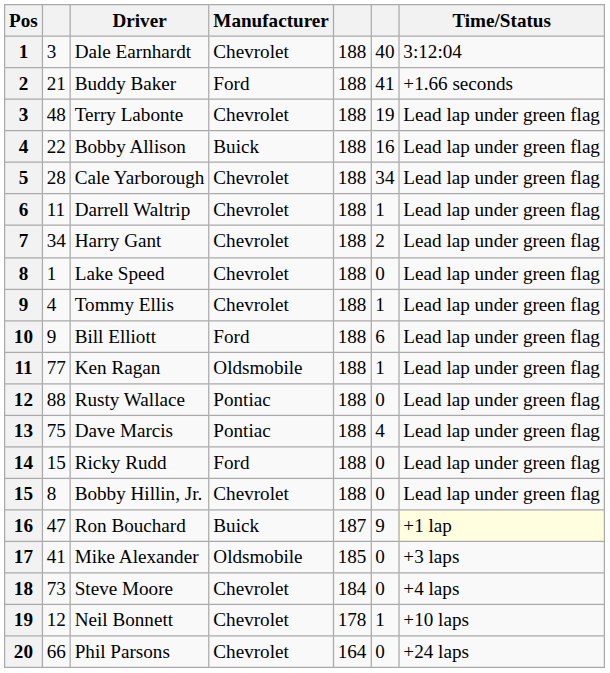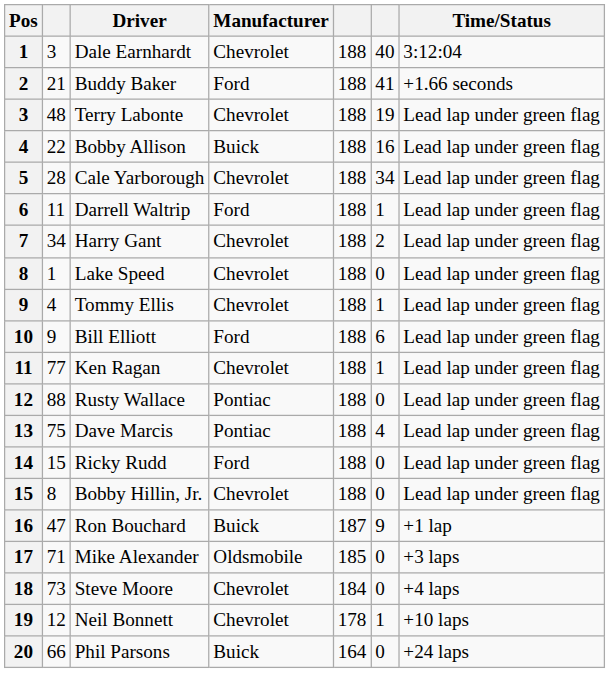(251, 209) Chevrolet -> (231, 209) Ford
(258, 367) Oldsmobile -> (251, 367) Chevrolet
(428, 525) lightyellow background -> (428, 525) no background
(56, 557) 41 -> (56, 557) 71
(251, 652) Chevrolet -> (236, 652) Buick
